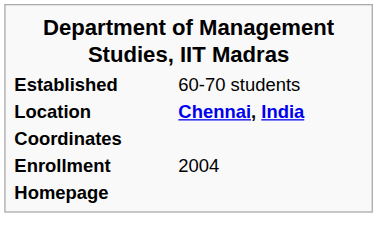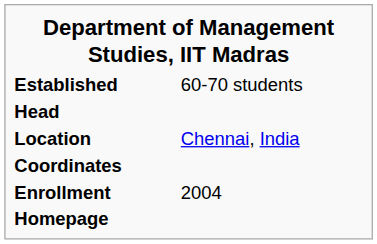+ row: (37, 111)
(241, 111) bold -> (240, 138) normal
